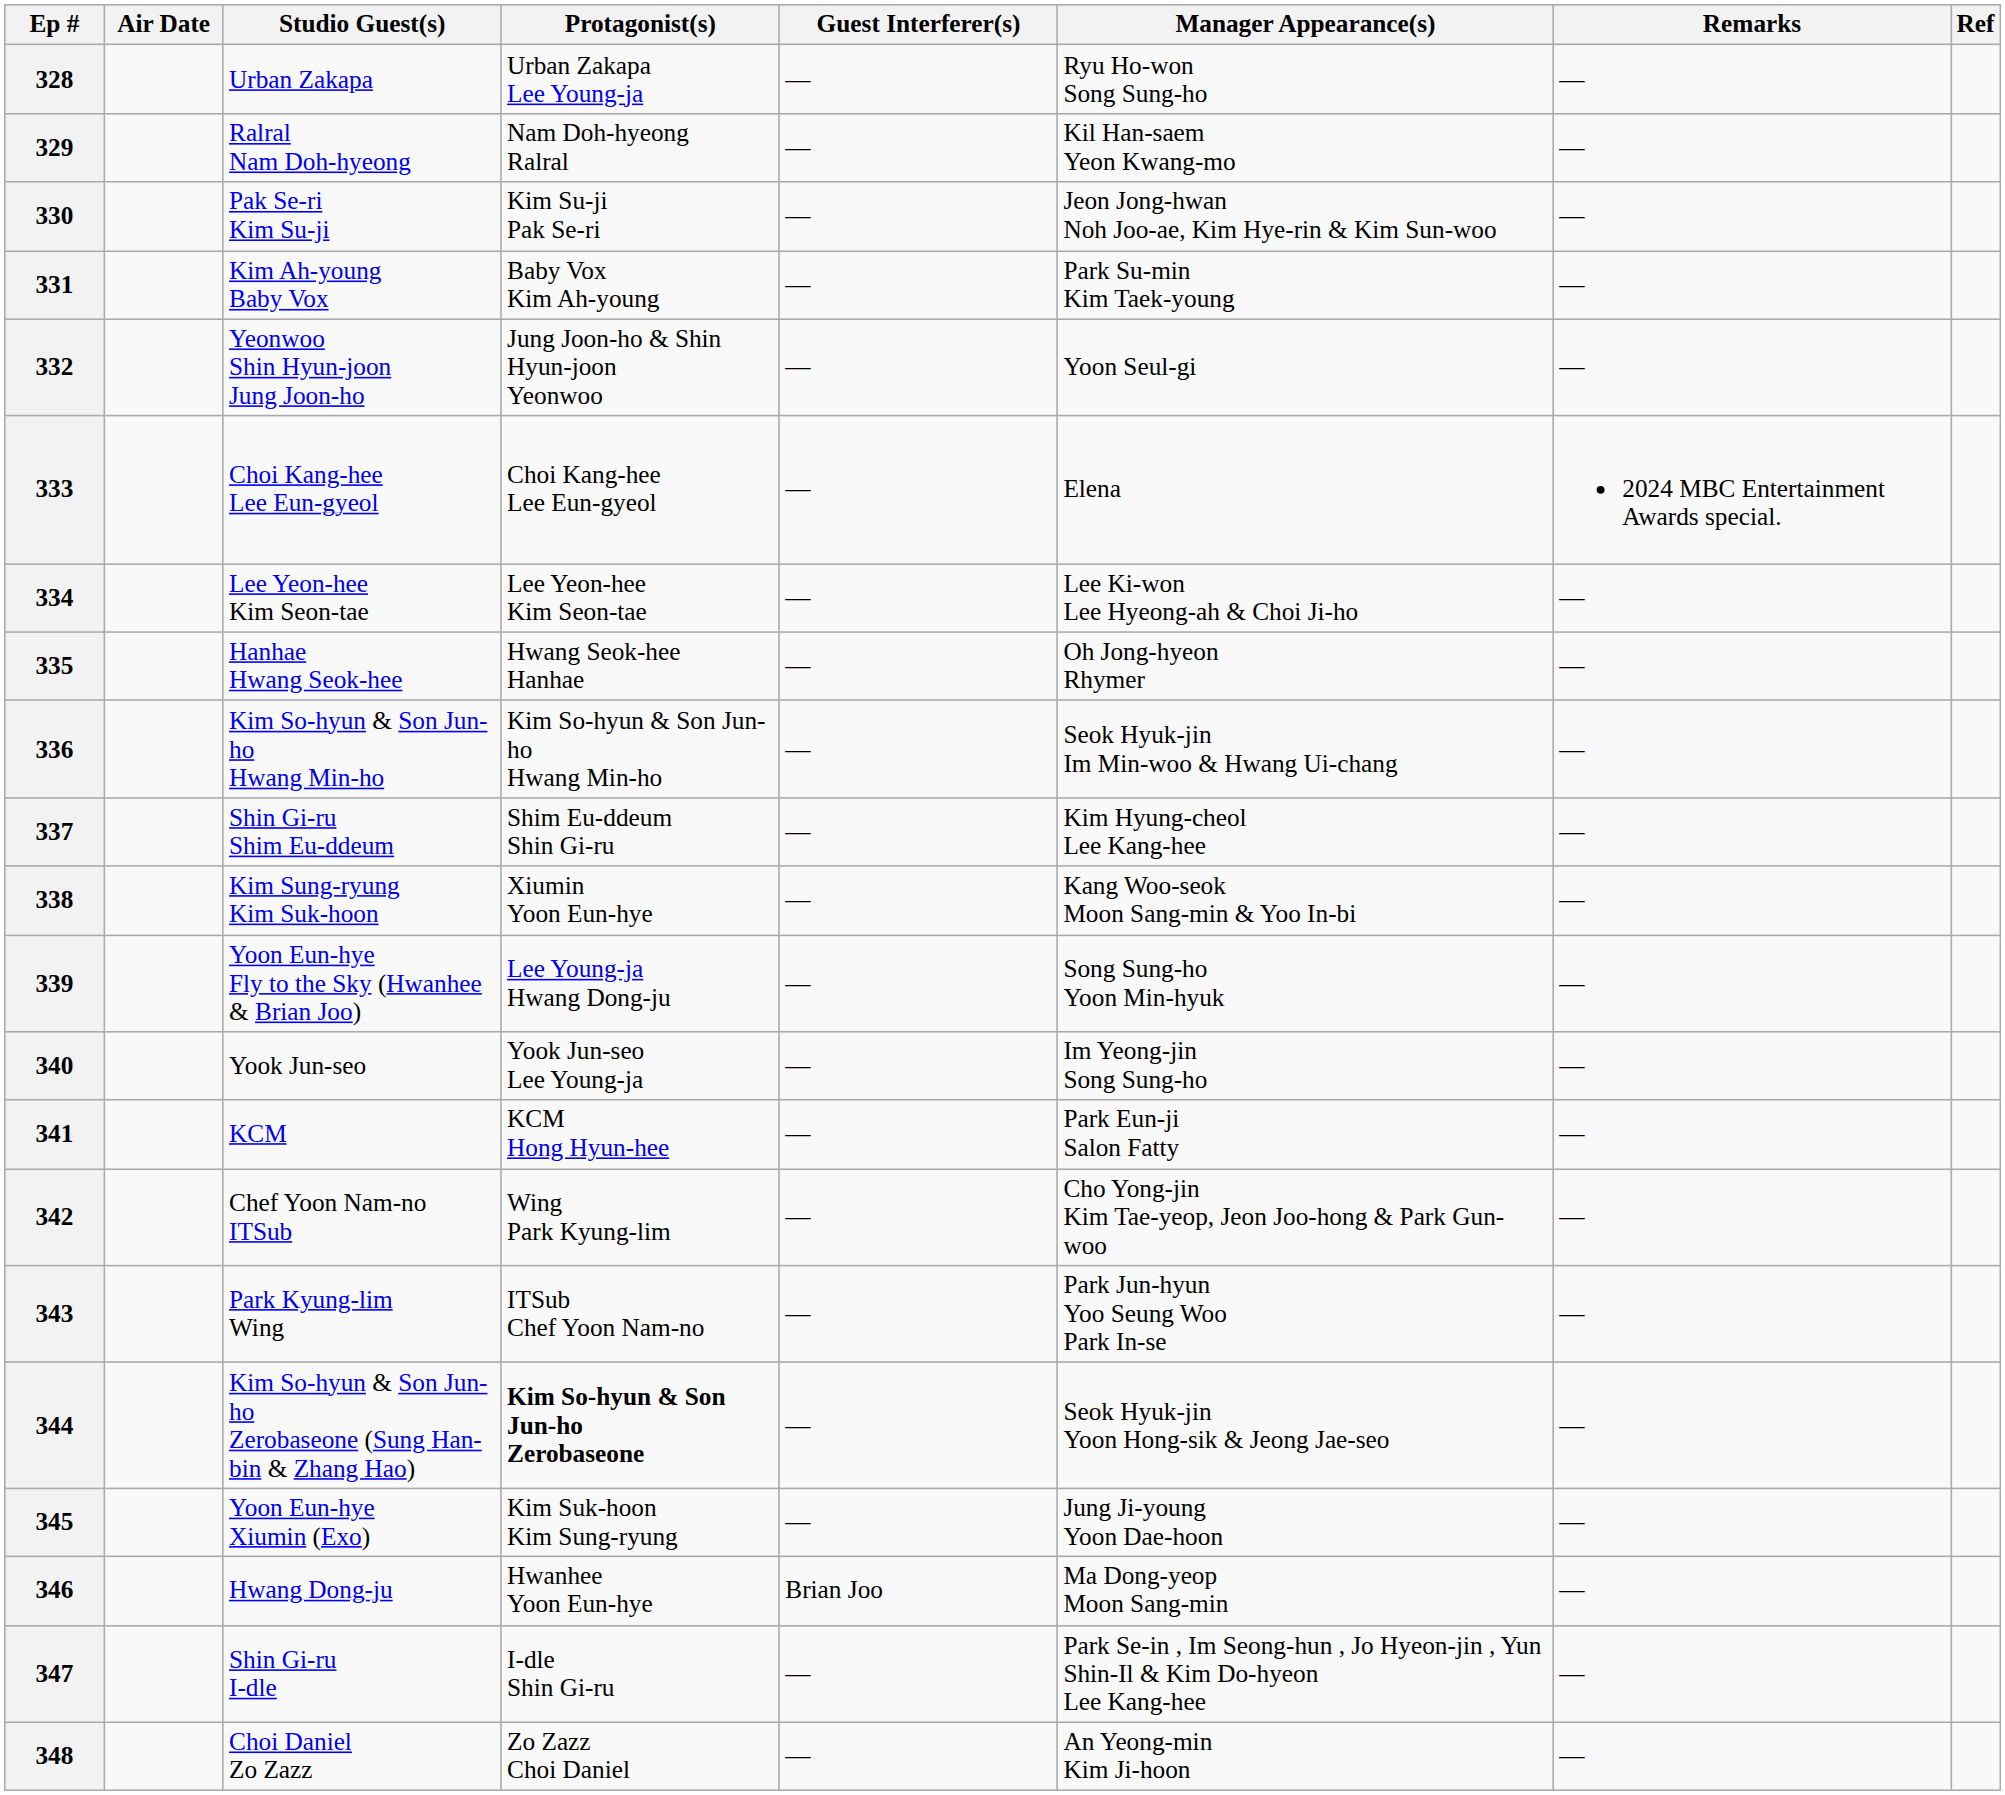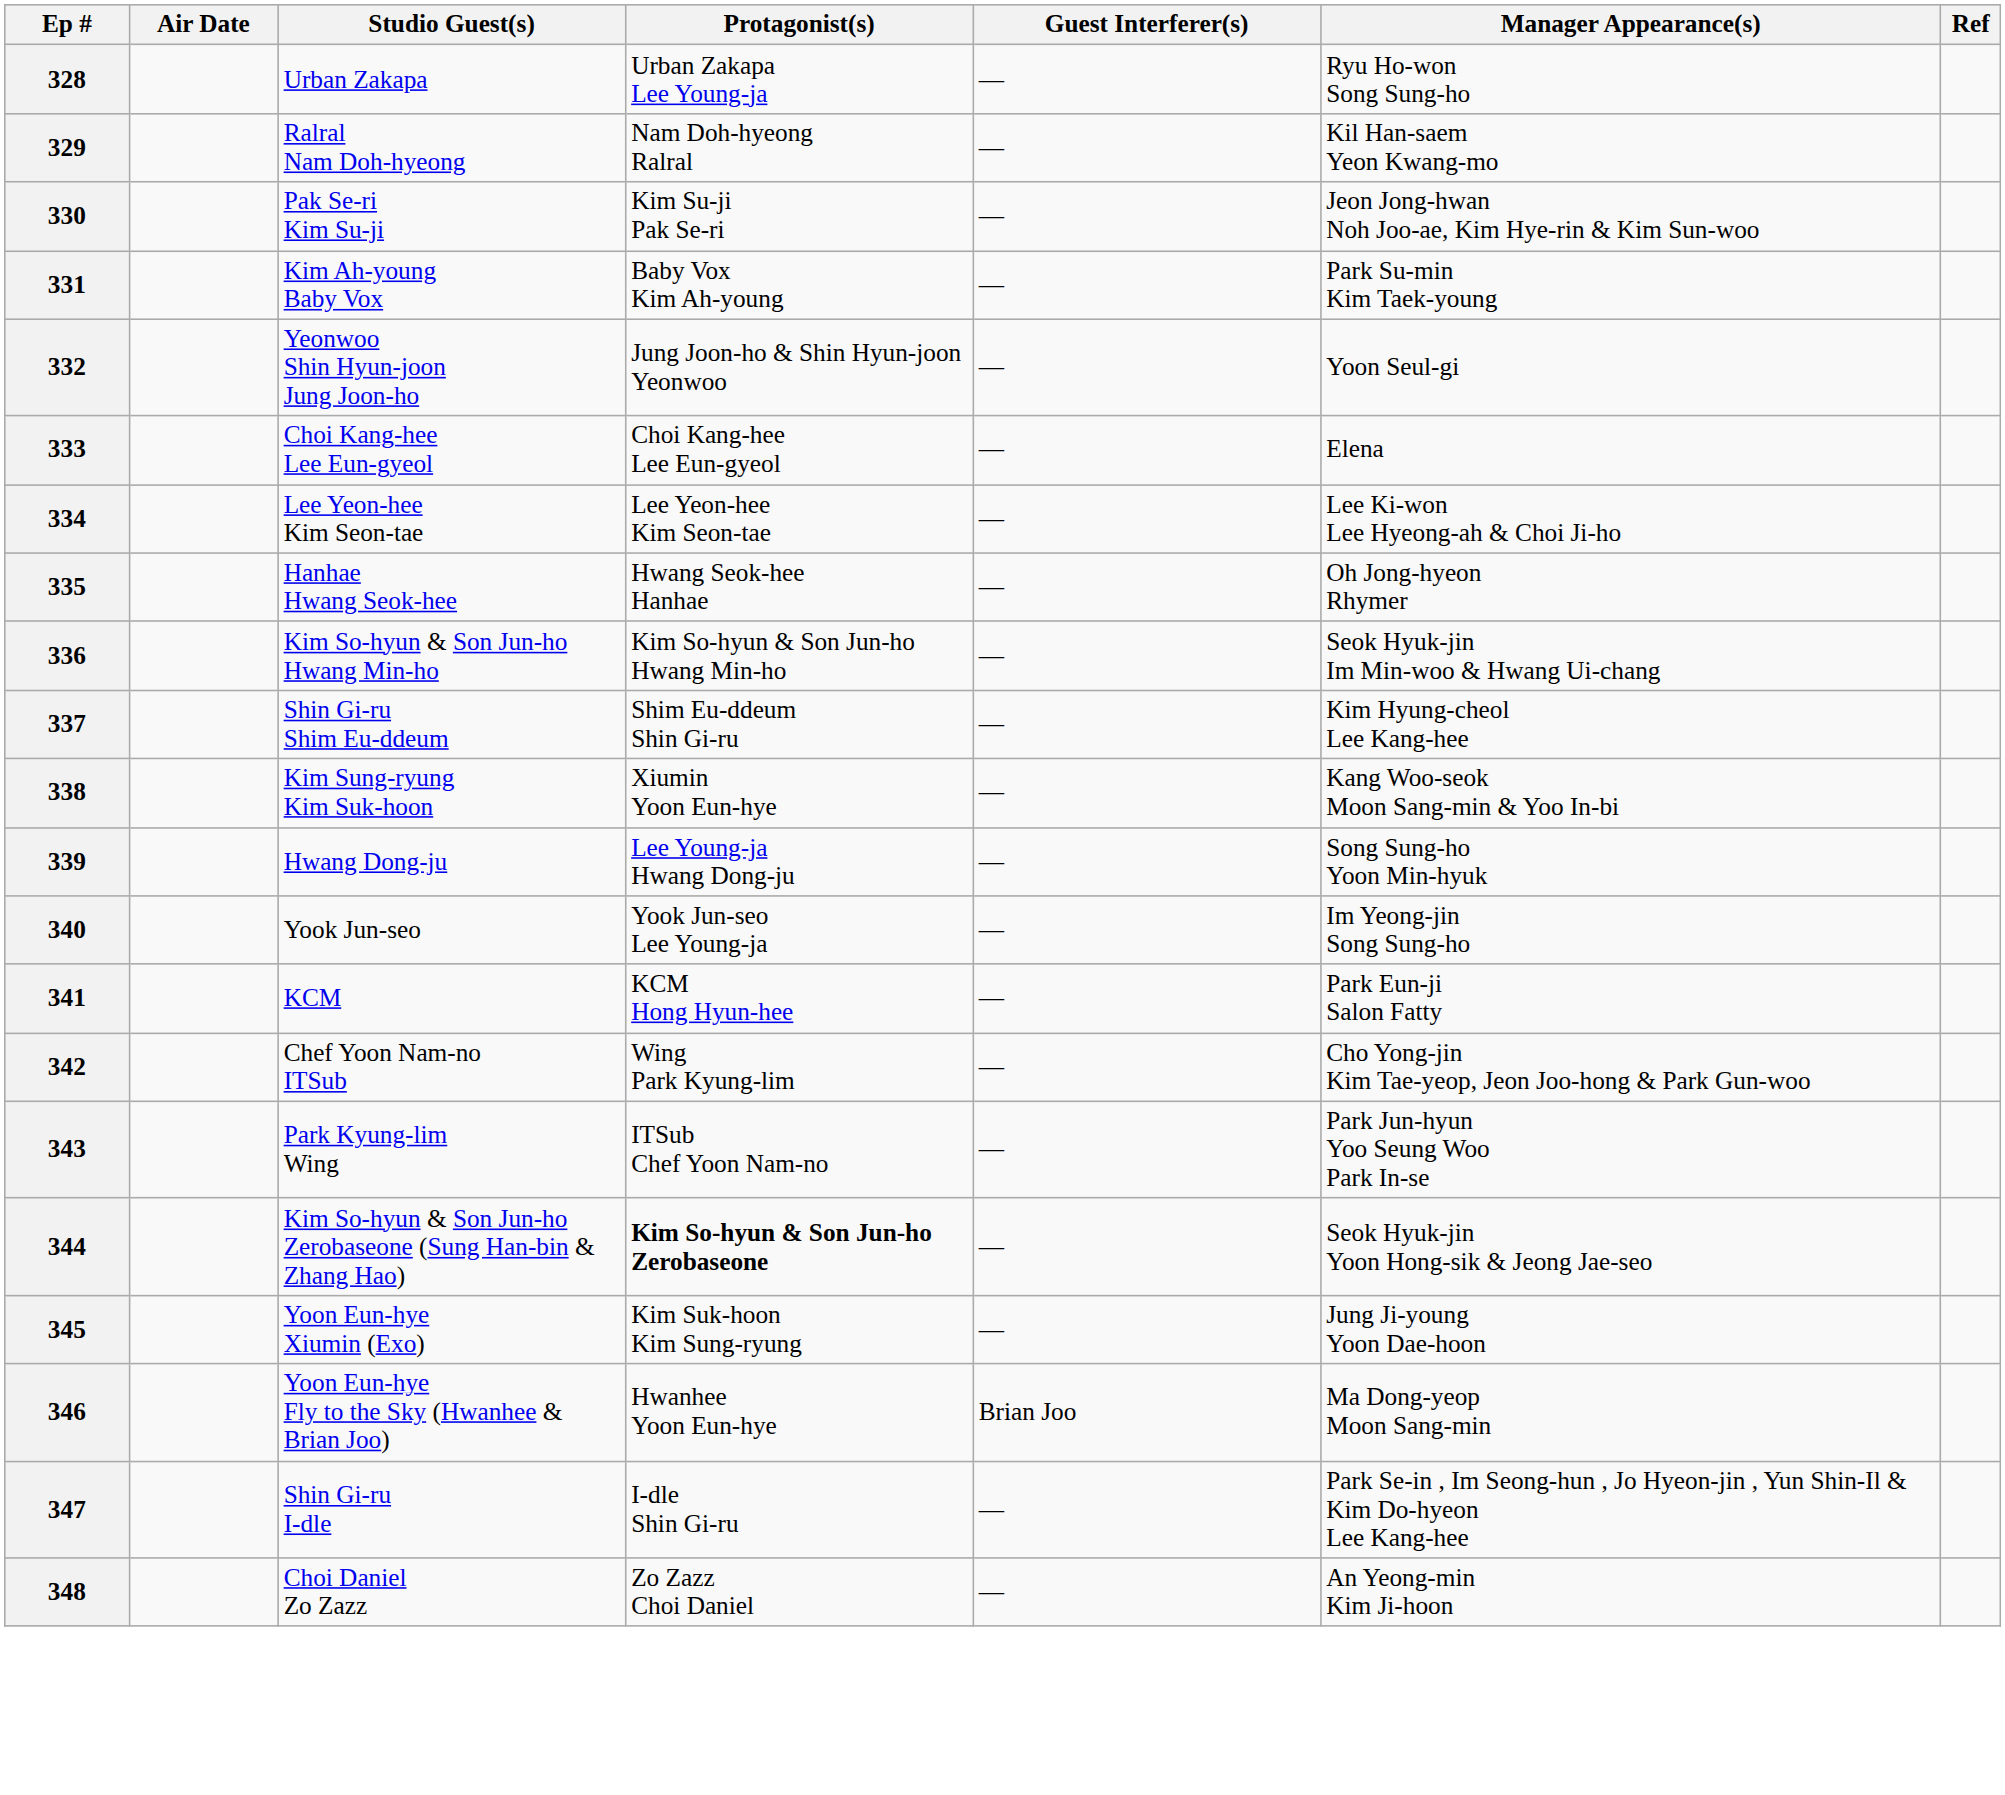- column: (1752, 24)
(355, 982) Yoon Eun-hye Fly to the Sky (Hwanhee & Brian Joo) -> (365, 861) Hwang Dong-ju
(311, 1590) Hwang Dong-ju -> (423, 1411) Yoon Eun-hye Fly to the Sky (Hwanhee & Brian Joo)
